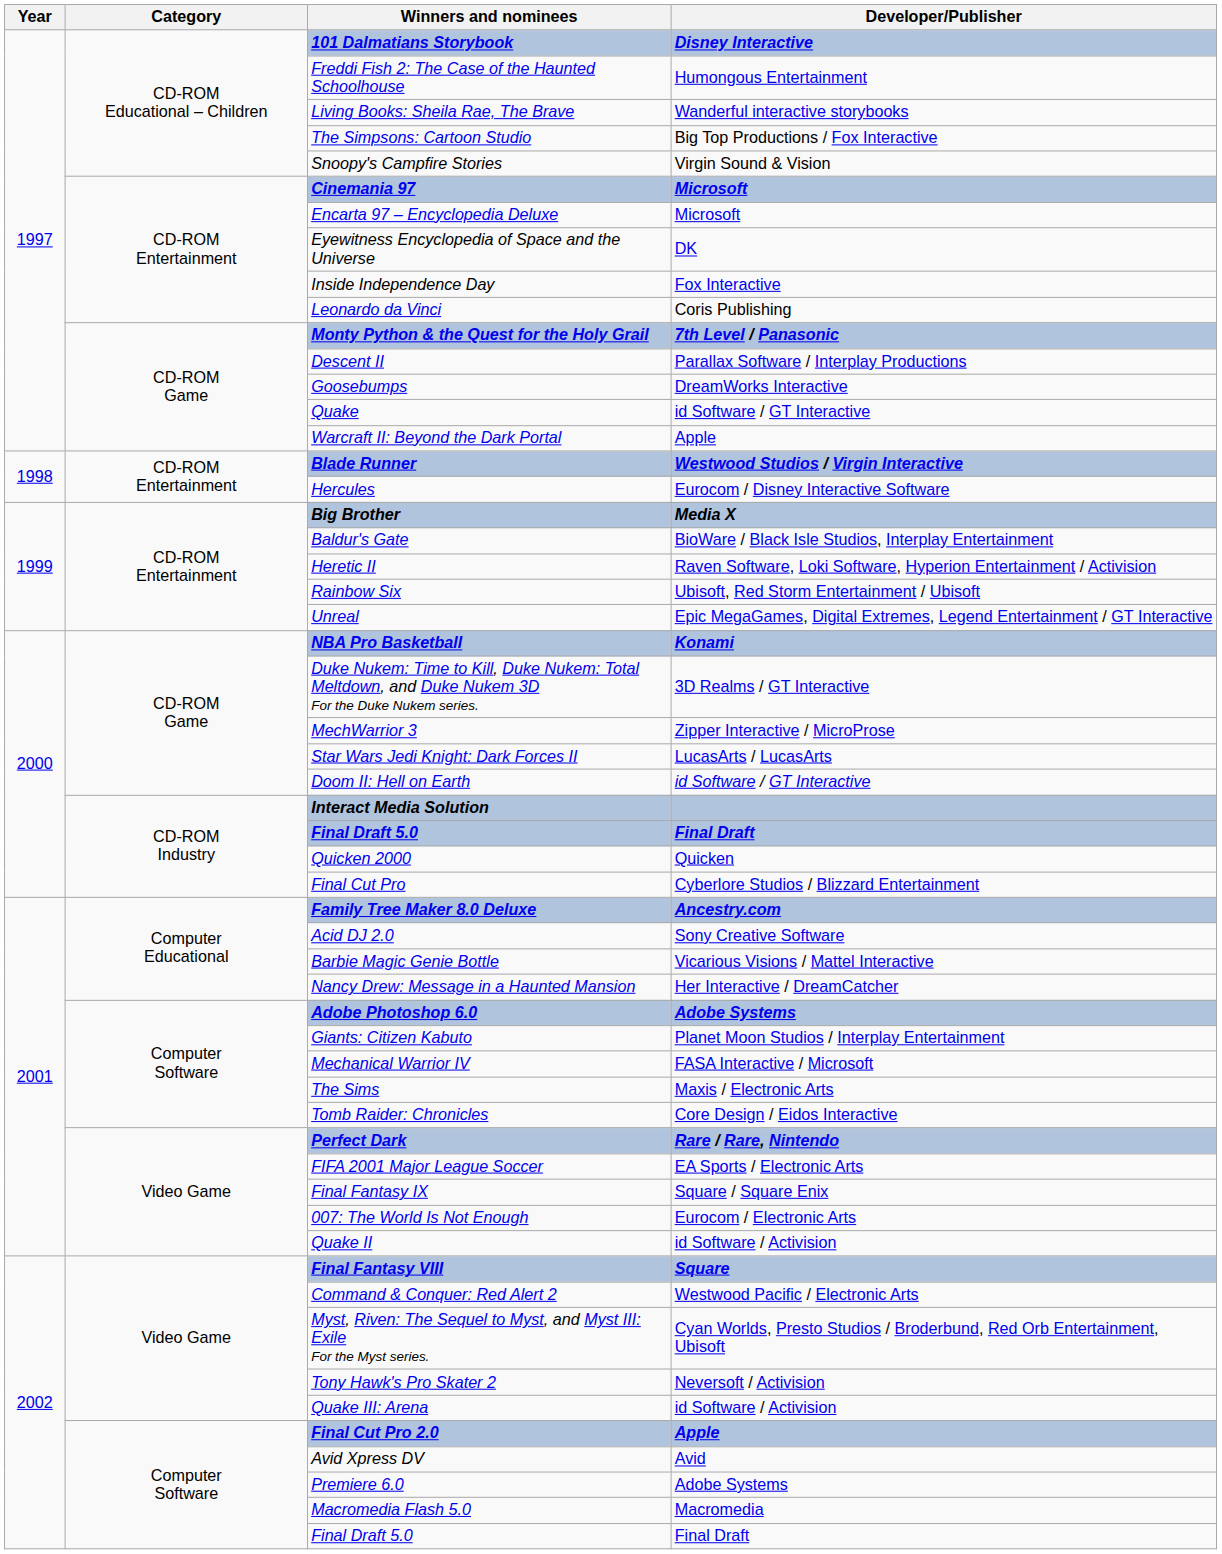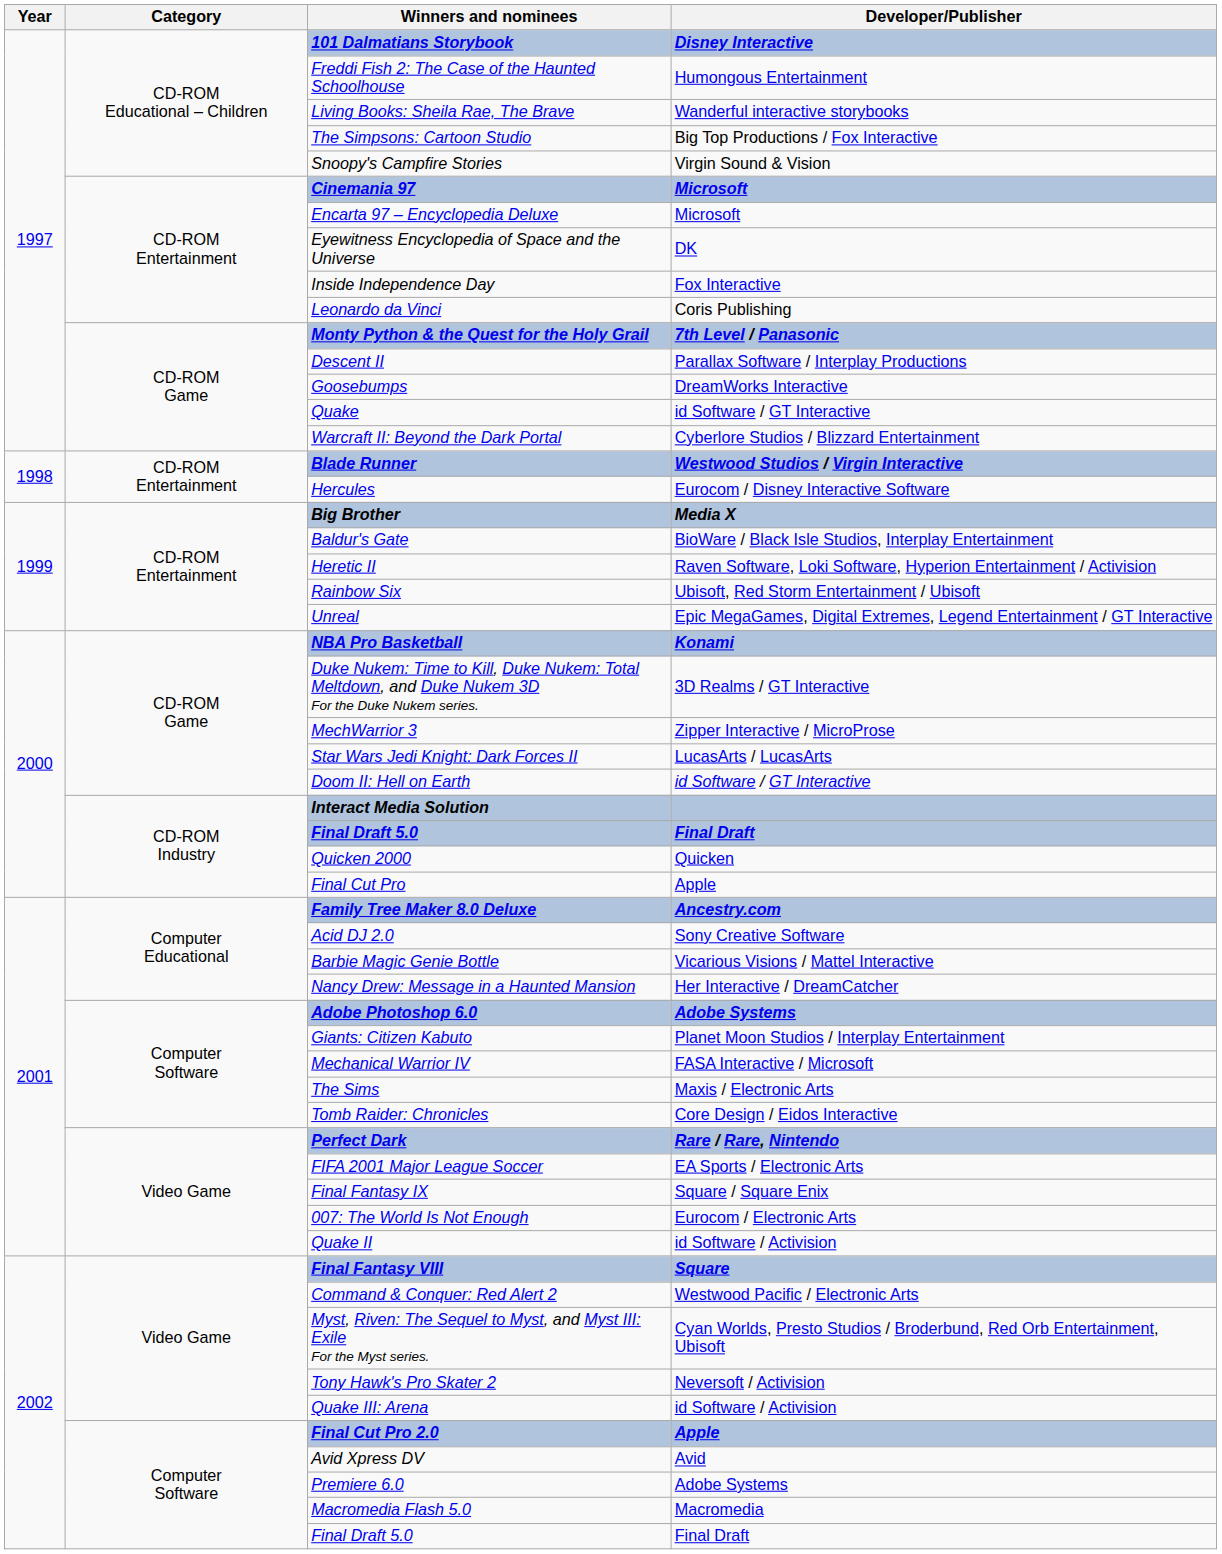(695, 438) Apple -> (827, 438) Cyberlore Studios / Blizzard Entertainment
(827, 884) Cyberlore Studios / Blizzard Entertainment -> (695, 884) Apple
